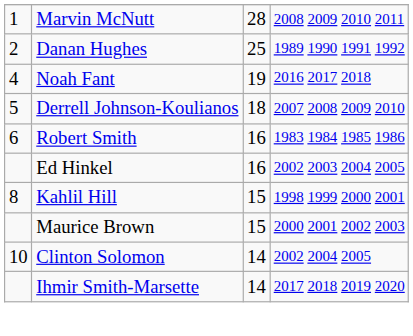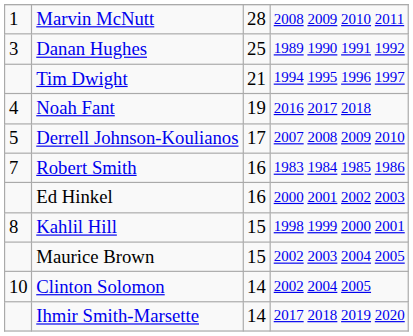(14, 49) 2 -> (14, 49) 3
+ row: (82, 78)
(256, 108) 18 -> (256, 138) 17
(14, 138) 6 -> (14, 167) 7
(339, 167) 2002 2003 2004 2005 -> (339, 197) 2000 2001 2002 2003
(339, 227) 2000 2001 2002 2003 -> (339, 256) 2002 2003 2004 2005
